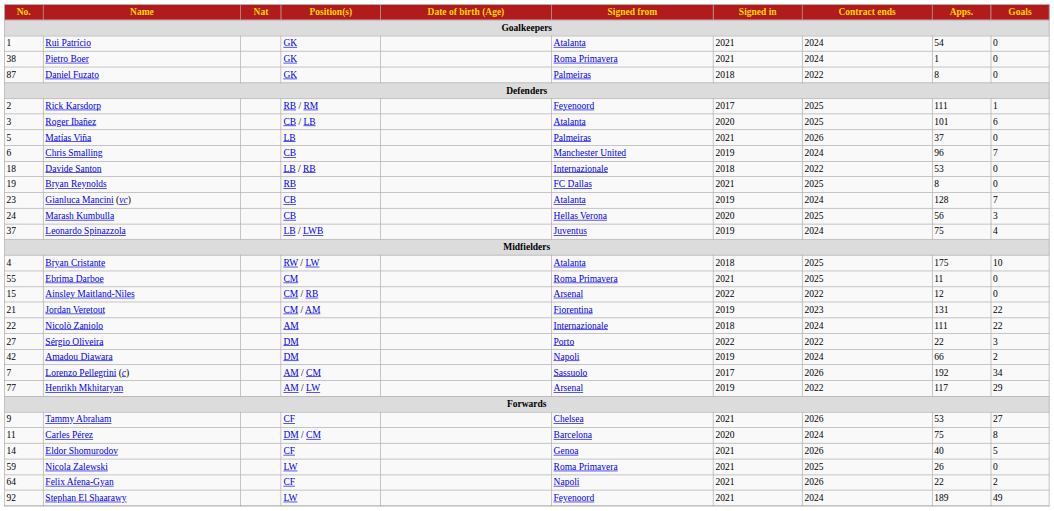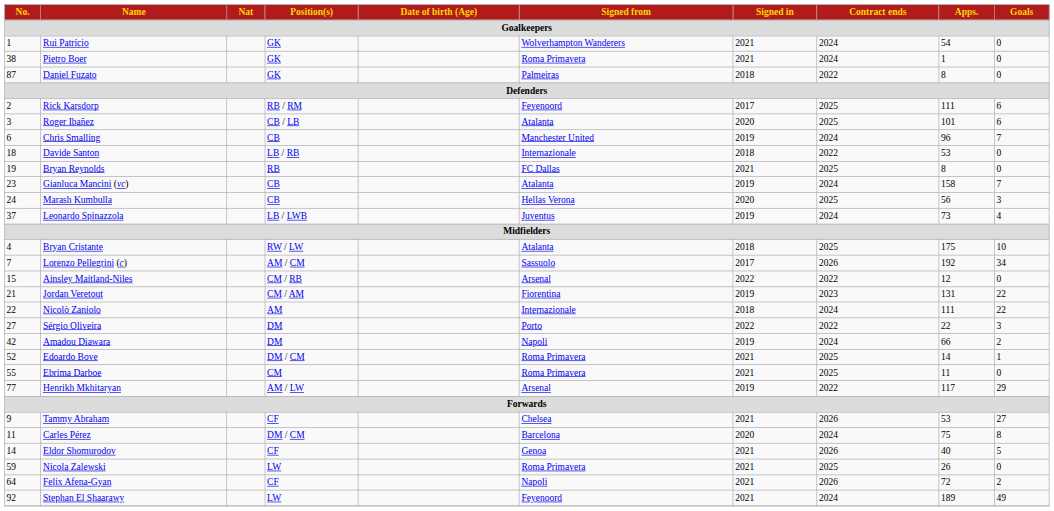(570, 44) Atalanta -> (573, 44) Wolverhampton Wanderers
(995, 106) 1 -> (999, 106) 6
- row: (68, 138)
(941, 200) 128 -> (948, 185) 158
(939, 232) 75 -> (946, 216) 73
rows swapped: (87, 373) <-> (74, 279)
+ row: (70, 357)
(939, 482) 22 -> (946, 482) 72
